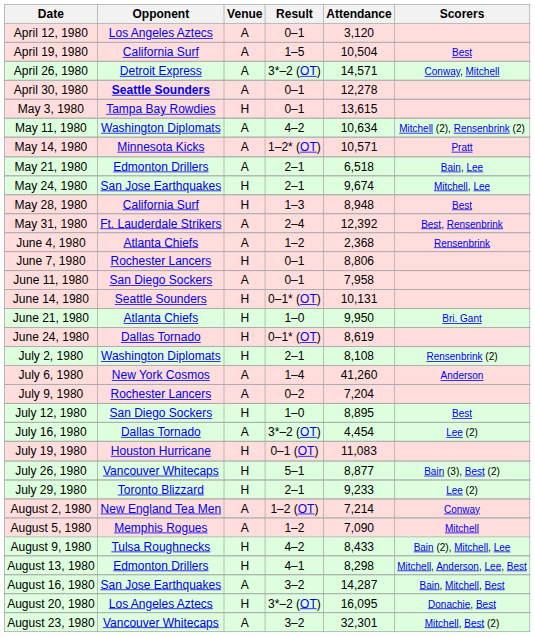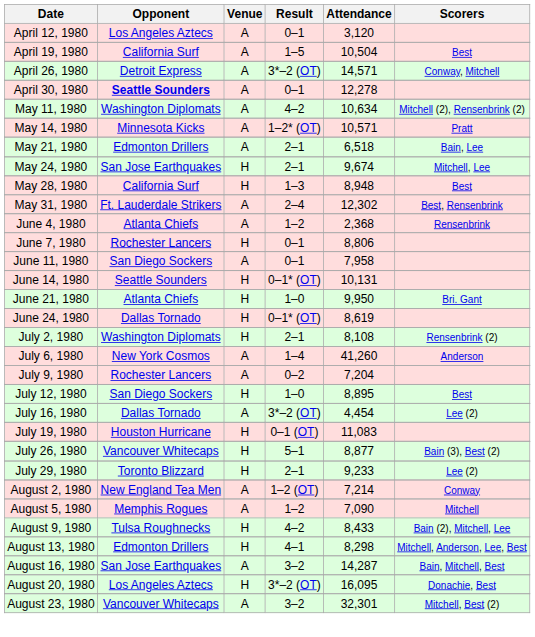- row: (51, 109)
(359, 223) 12,392 -> (359, 204) 12,302
